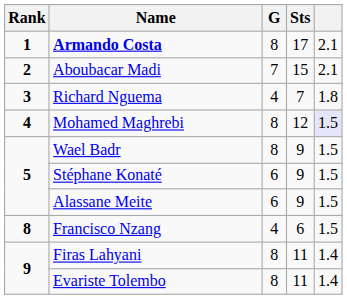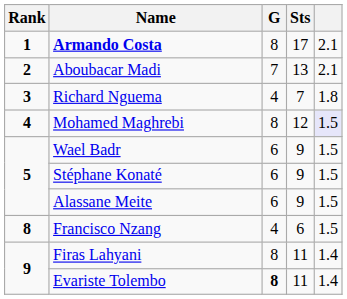(300, 70) 15 -> (300, 70) 13
(274, 149) 8 -> (274, 149) 6
(274, 281) normal -> (274, 281) bold
